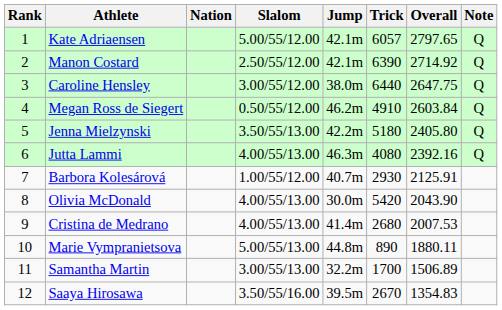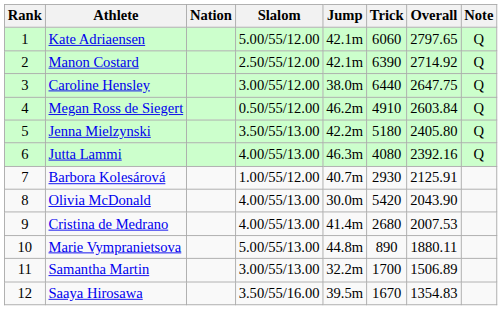(387, 39) 6057 -> (387, 39) 6060
(387, 293) 2670 -> (387, 293) 1670
